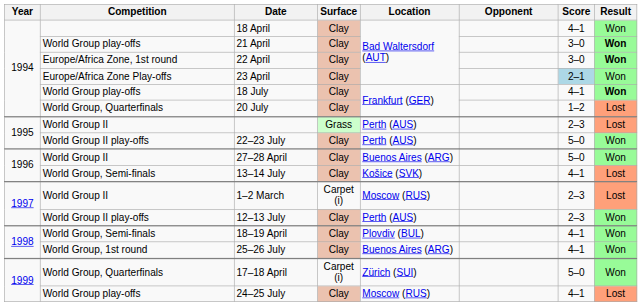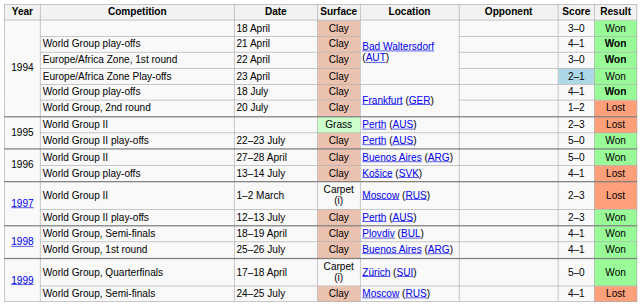(576, 28) 4–1 -> (576, 28) 3–0
(576, 44) 3–0 -> (576, 44) 4–1
(103, 108) World Group, Quarterfinals -> (97, 108) World Group, 2nd round
(99, 173) World Group, Semi-finals -> (92, 173) World Group play-offs
(92, 294) World Group play-offs -> (99, 294) World Group, Semi-finals
